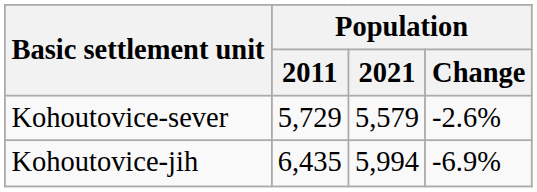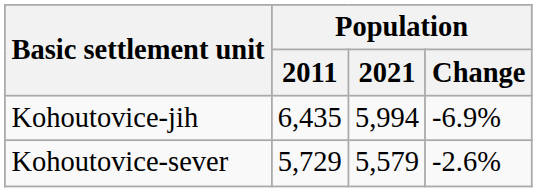rows swapped: (120, 117) <-> (105, 162)
